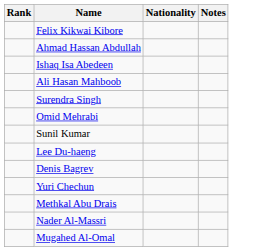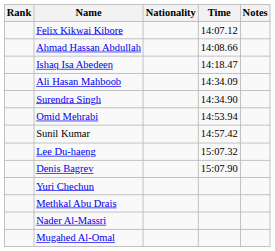+ column: (219, 13)
